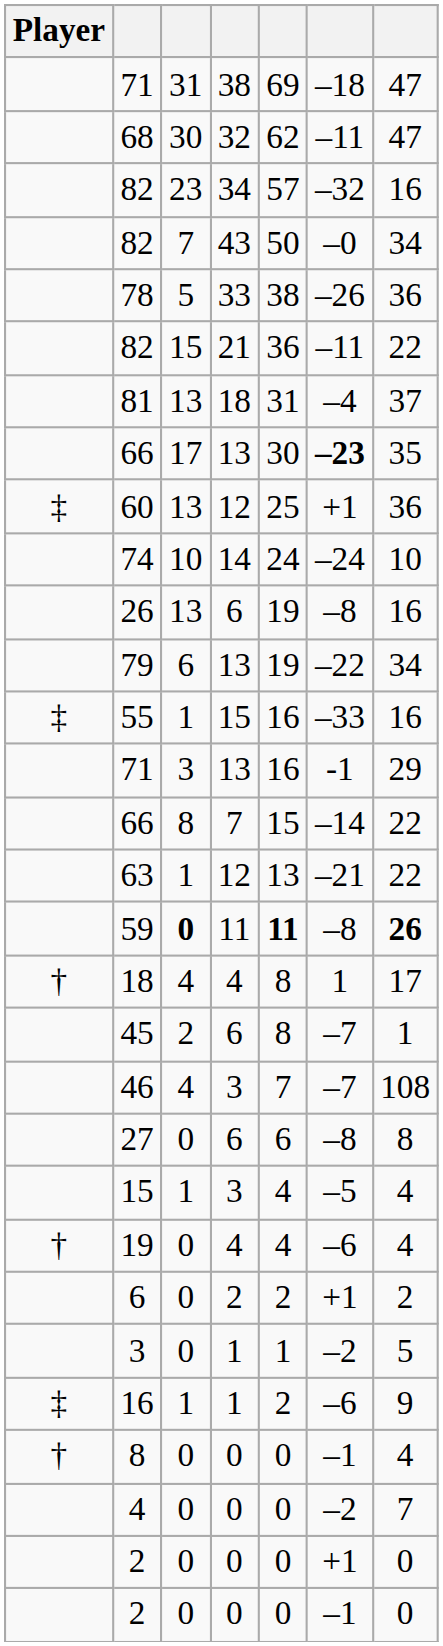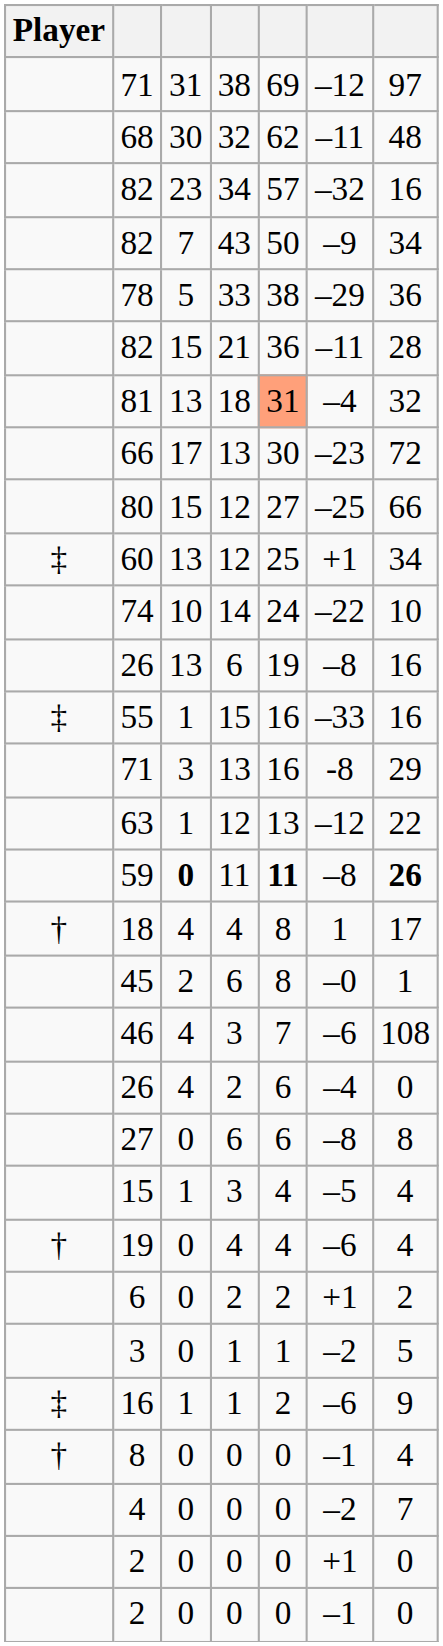(340, 83) –18 -> (340, 83) –12
(405, 83) 47 -> (405, 83) 97
(405, 136) 47 -> (405, 136) 48
(340, 242) –0 -> (340, 242) –9
(340, 294) –26 -> (340, 294) –29
(405, 347) 22 -> (405, 347) 28
(283, 400) no background -> (283, 400) lightsalmon background
(405, 400) 37 -> (405, 400) 32
(340, 453) bold -> (340, 453) normal
(405, 453) 35 -> (405, 453) 72
+ row: (137, 505)
(405, 505) 36 -> (405, 558) 34
(340, 558) –24 -> (340, 611) –22
- row: (137, 664)
(340, 769) -1 -> (340, 769) -8
- row: (137, 822)
(340, 875) –21 -> (340, 822) –12
(340, 1033) –7 -> (340, 980) –0
(340, 1086) –7 -> (340, 1033) –6
+ row: (137, 1086)
